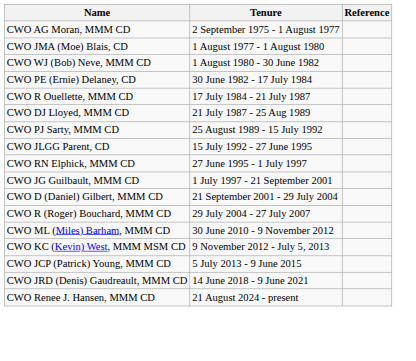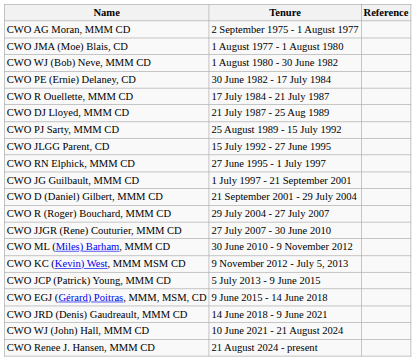+ row: (94, 230)
+ row: (107, 297)
+ row: (78, 331)
